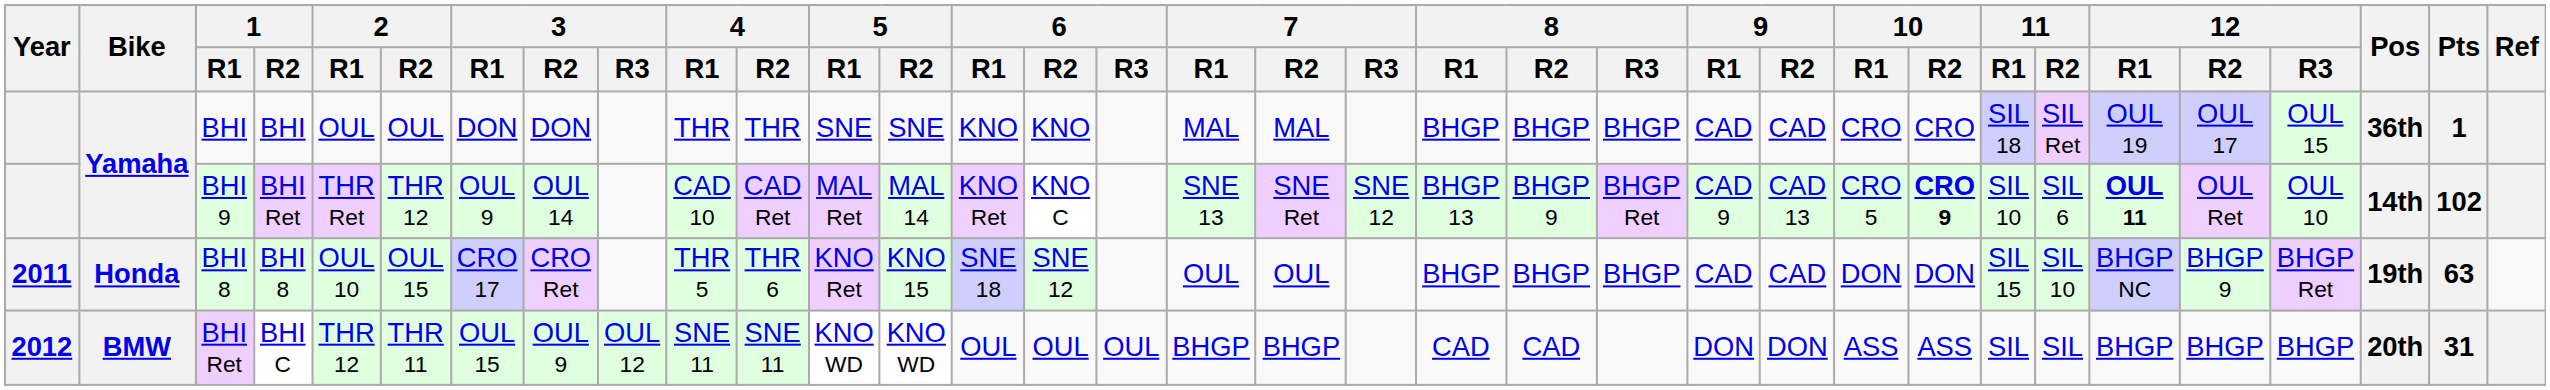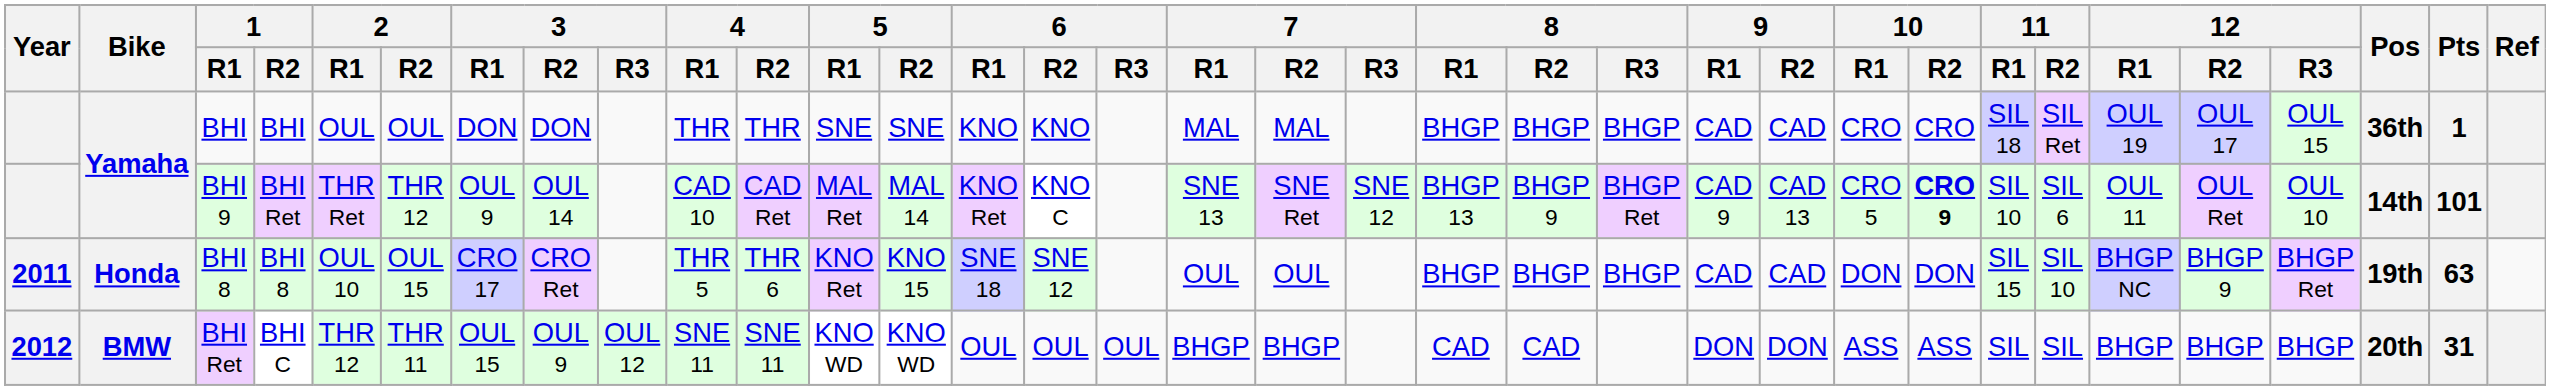(2135, 201) bold -> (2135, 200) normal
(2459, 201) 102 -> (2459, 201) 101
